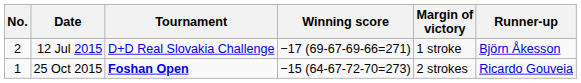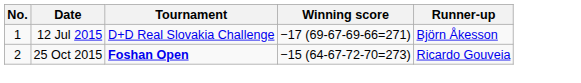- column: (445, 22)
(17, 49) 2 -> (17, 35) 1
(17, 69) 1 -> (17, 55) 2
